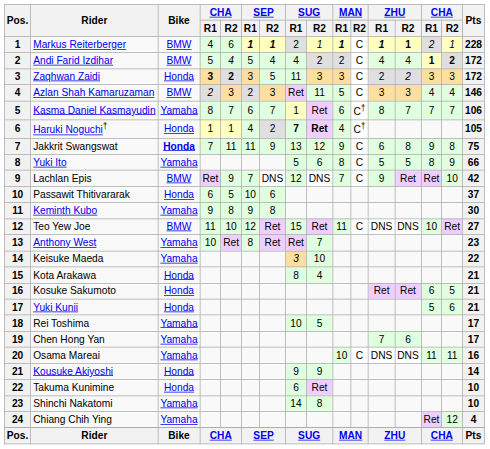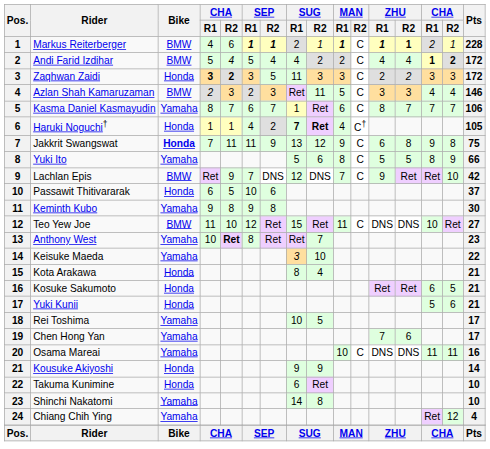(360, 110) C† -> (360, 108) C
(231, 242) normal -> (231, 240) bold
